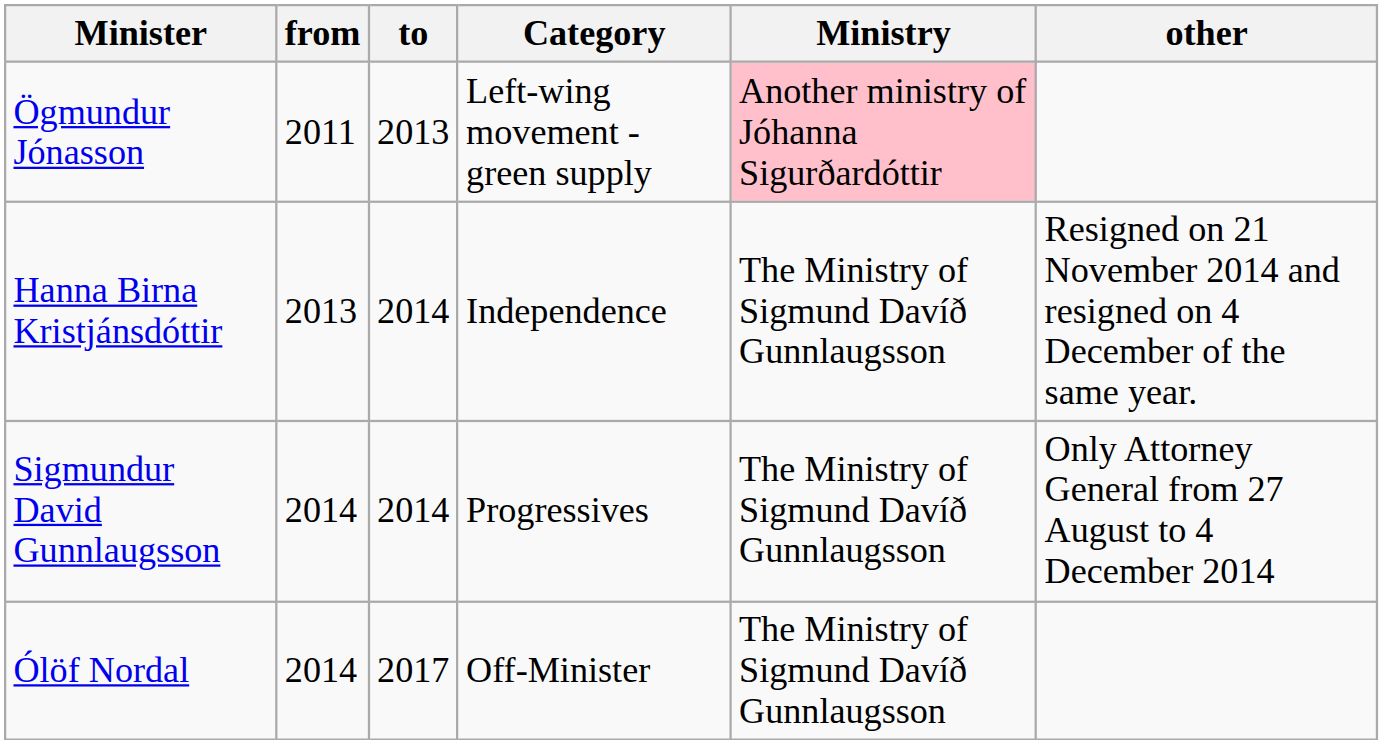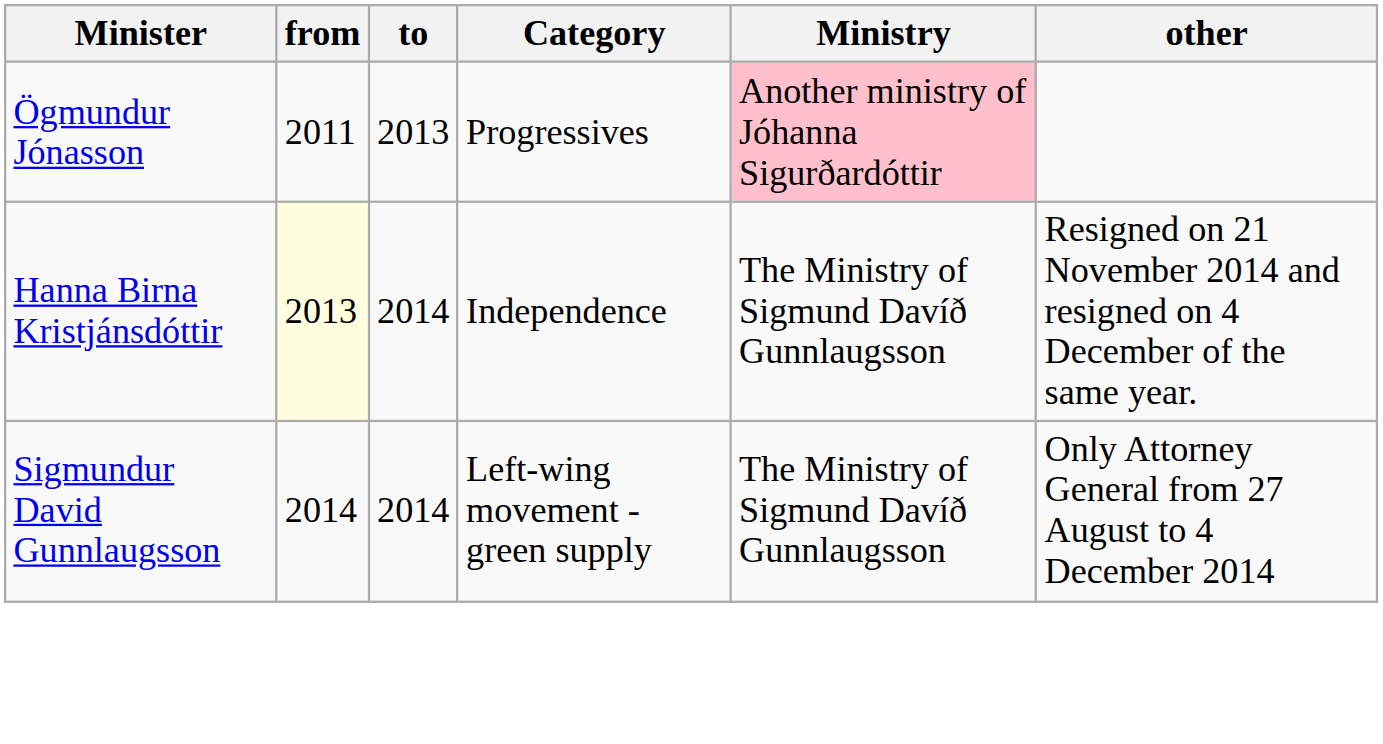(559, 131) Left-wing movement - green supply -> (558, 131) Progressives
(321, 310) no background -> (321, 310) lightyellow background
(558, 510) Progressives -> (559, 510) Left-wing movement - green supply
- row: (101, 669)
